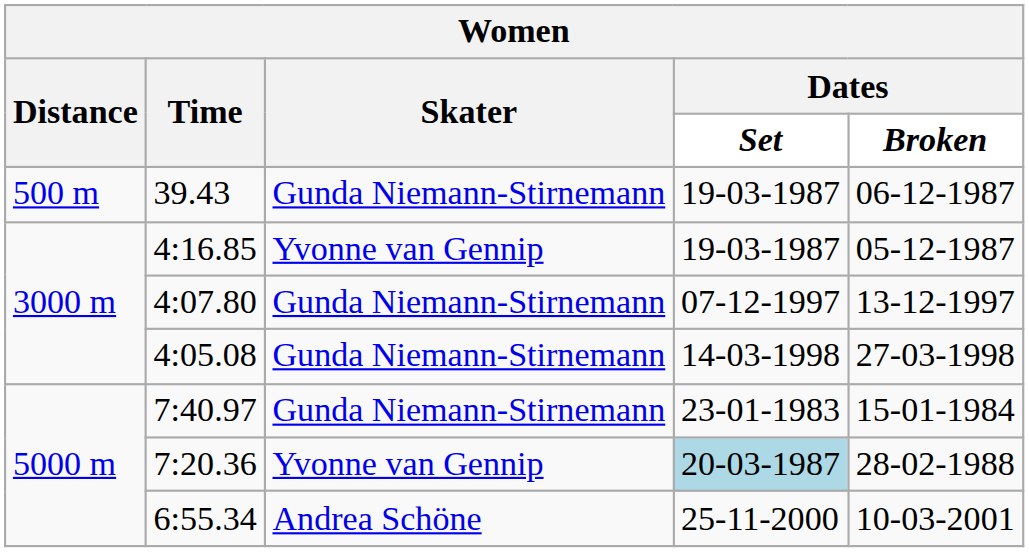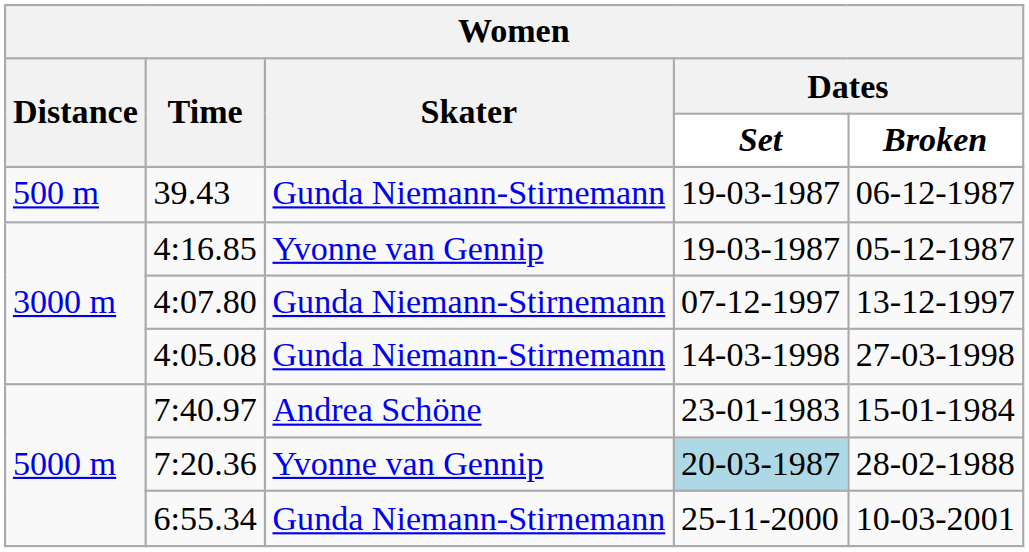(469, 409) Gunda Niemann-Stirnemann -> (377, 409) Andrea Schöne
(377, 517) Andrea Schöne -> (469, 517) Gunda Niemann-Stirnemann
